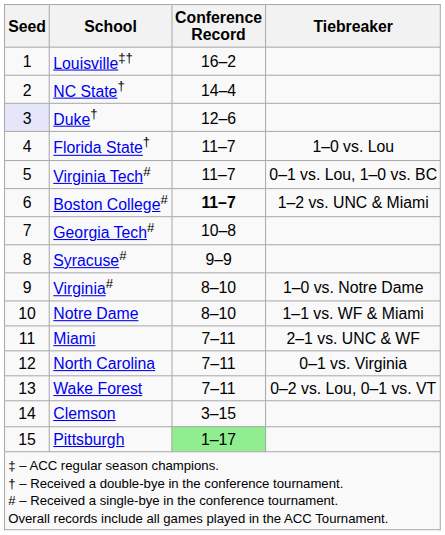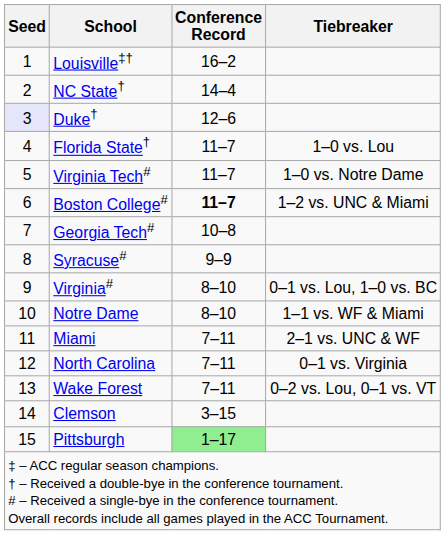(353, 174) 0–1 vs. Lou, 1–0 vs. BC -> (353, 174) 1–0 vs. Notre Dame
(353, 287) 1–0 vs. Notre Dame -> (353, 287) 0–1 vs. Lou, 1–0 vs. BC
